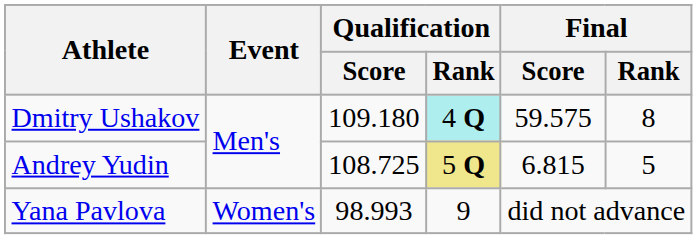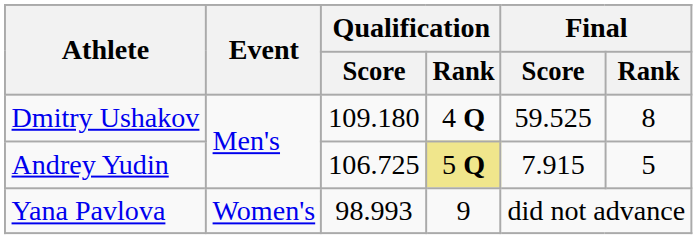(464, 118) paleturquoise background -> (464, 118) no background
(553, 118) 59.575 -> (553, 118) 59.525
(374, 164) 108.725 -> (374, 164) 106.725
(553, 164) 6.815 -> (553, 164) 7.915
